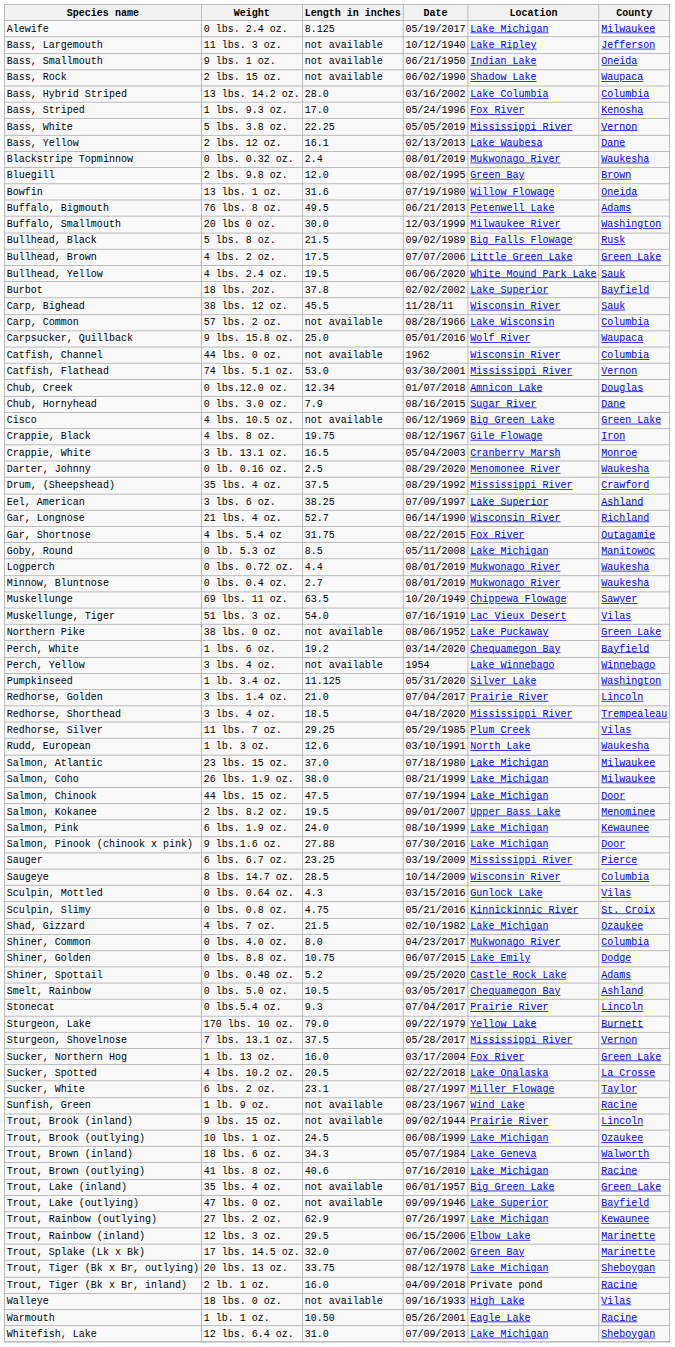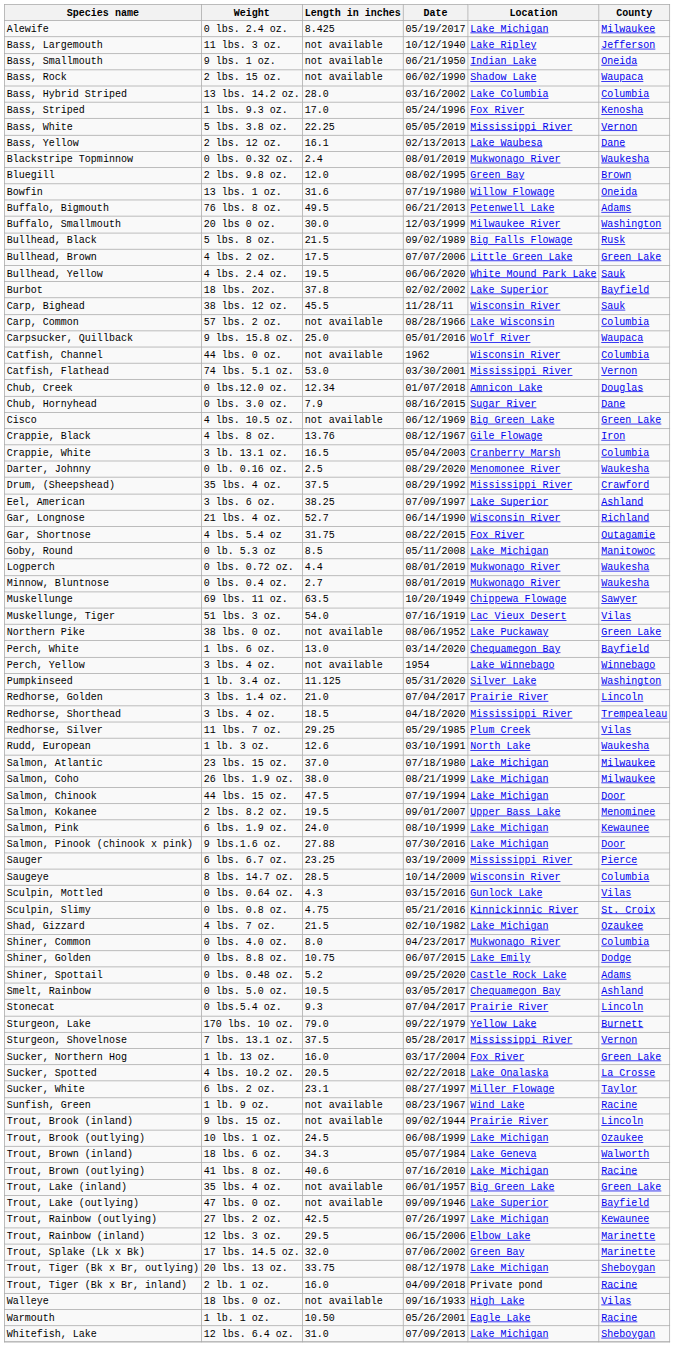(320, 29) 8.125 -> (320, 29) 8.425
(320, 437) 19.75 -> (320, 437) 13.76
(619, 453) Monroe -> (625, 453) Columbia
(317, 649) 19.2 -> (317, 649) 13.0
(317, 1220) 62.9 -> (317, 1220) 42.5
